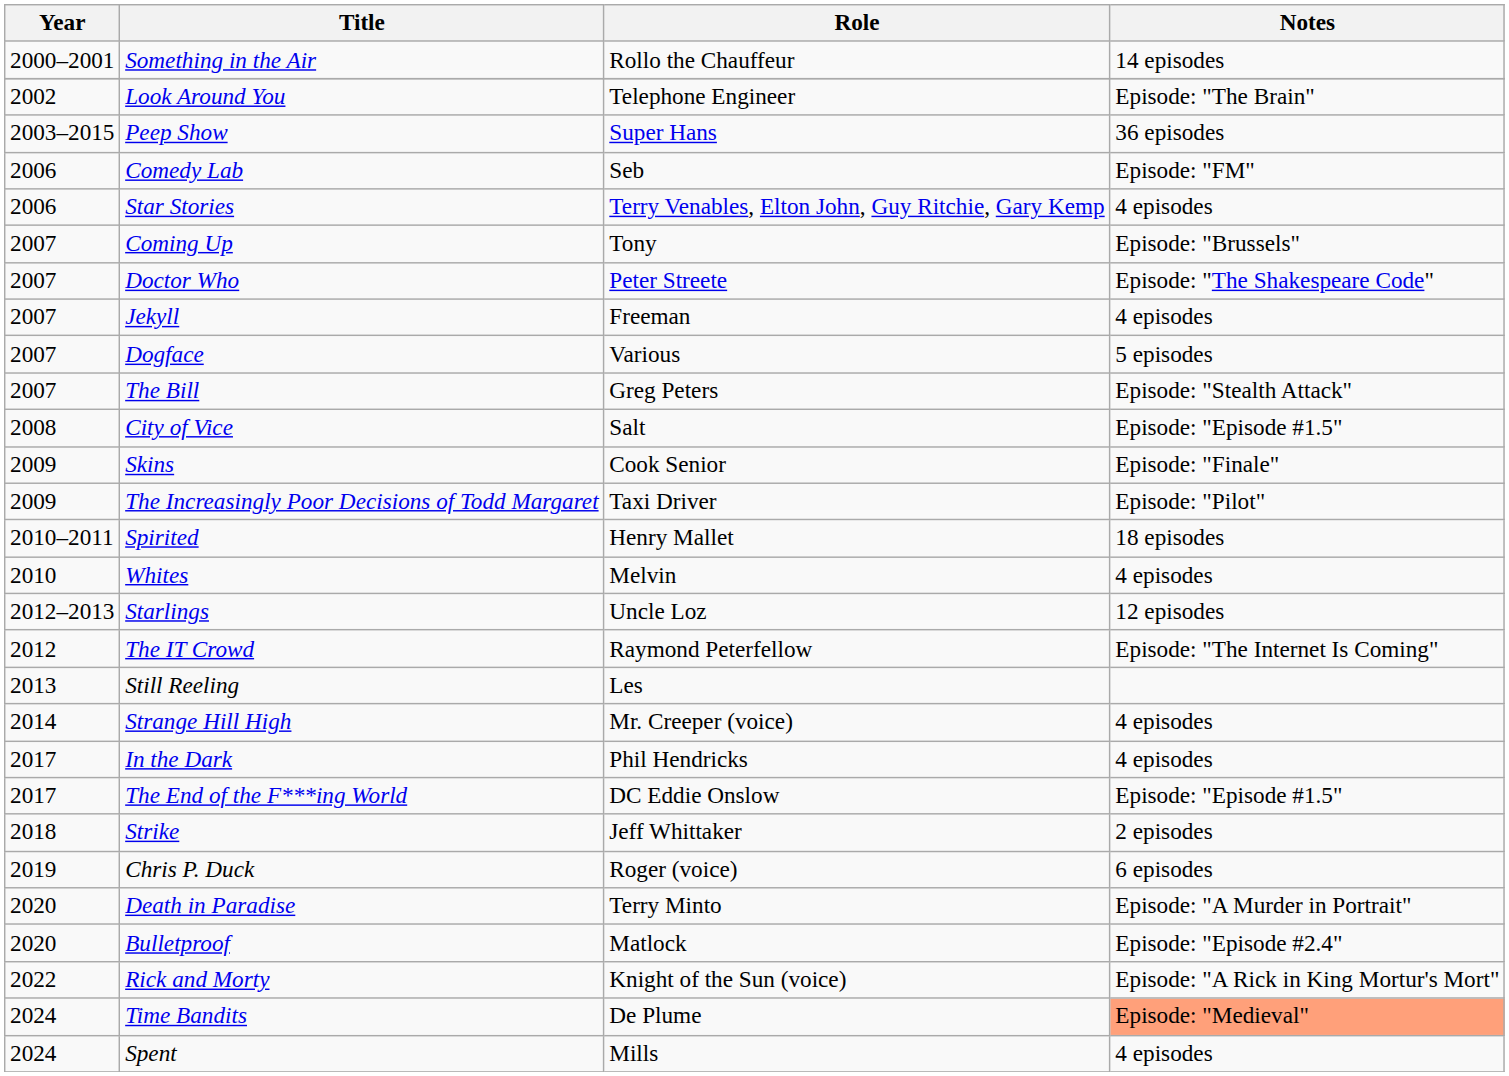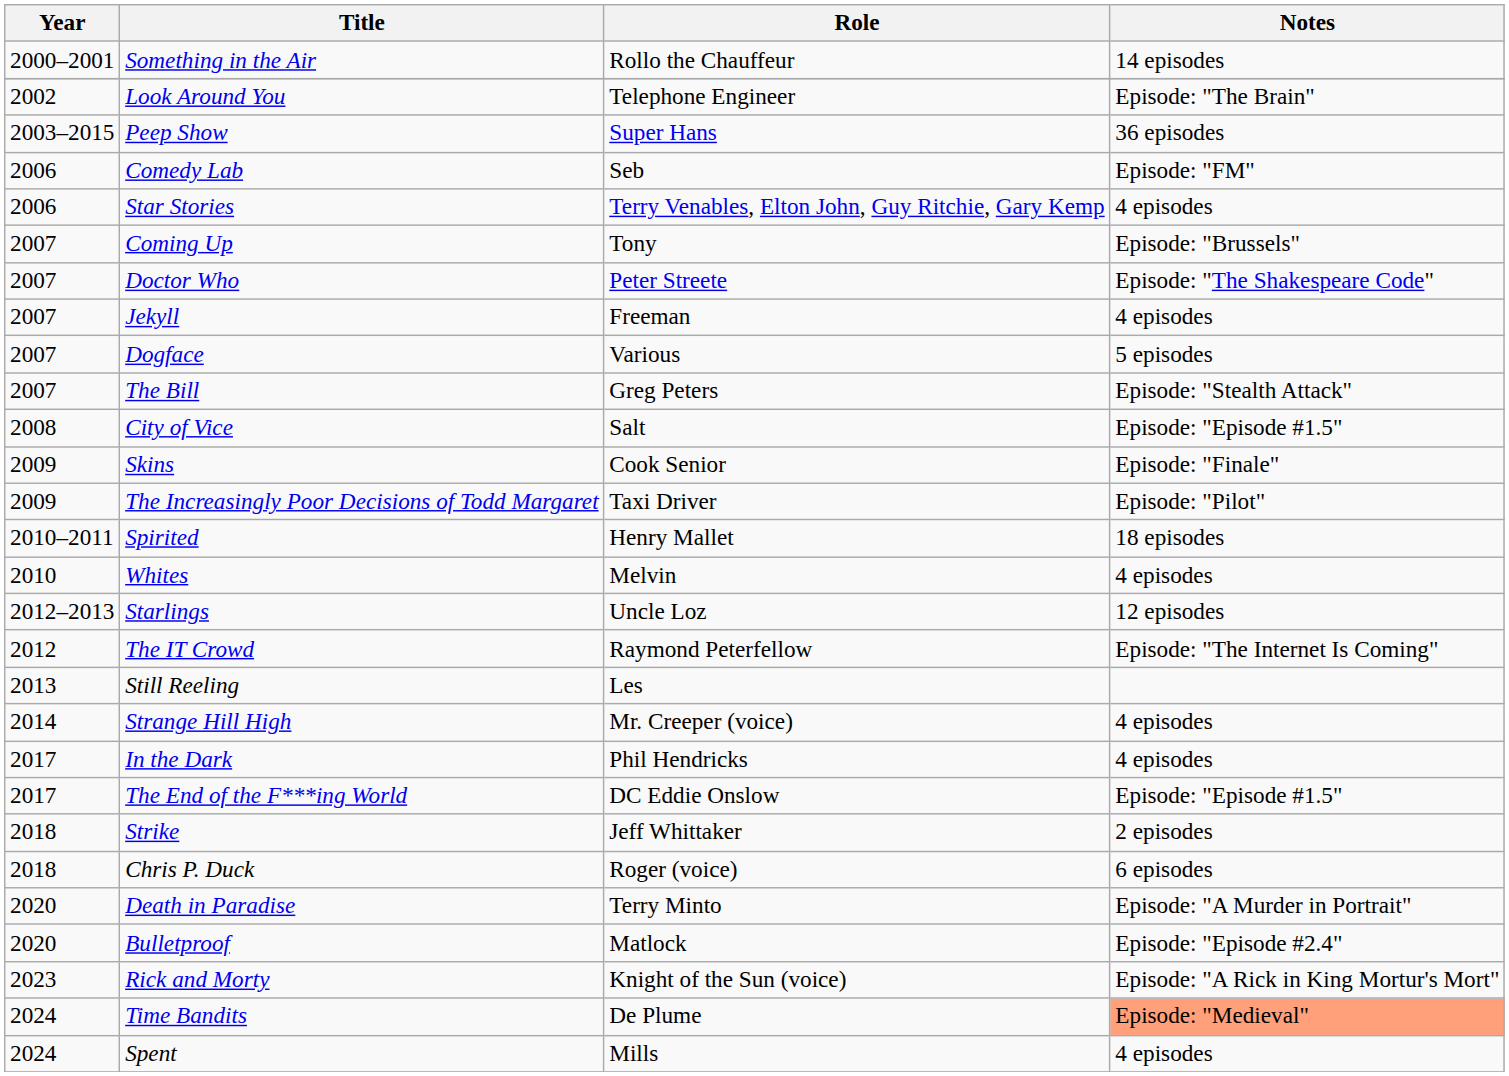(33, 869) 2019 -> (33, 869) 2018
(33, 979) 2022 -> (33, 979) 2023
